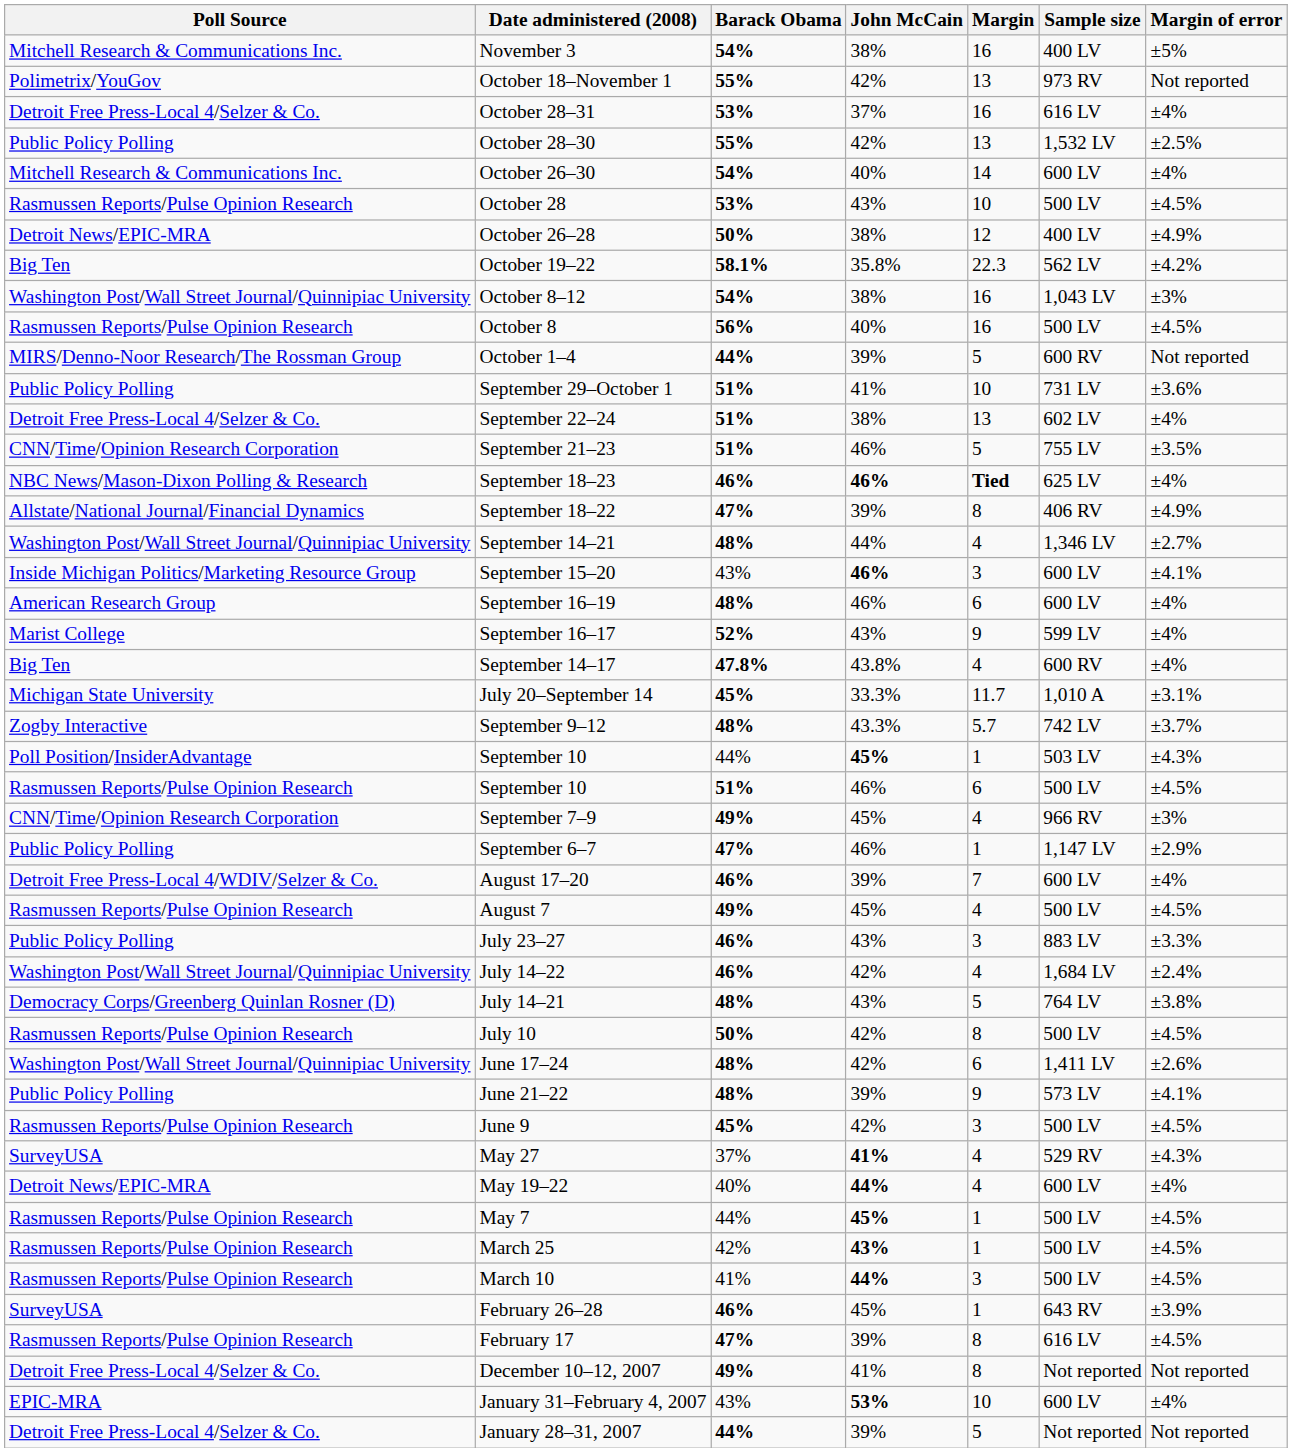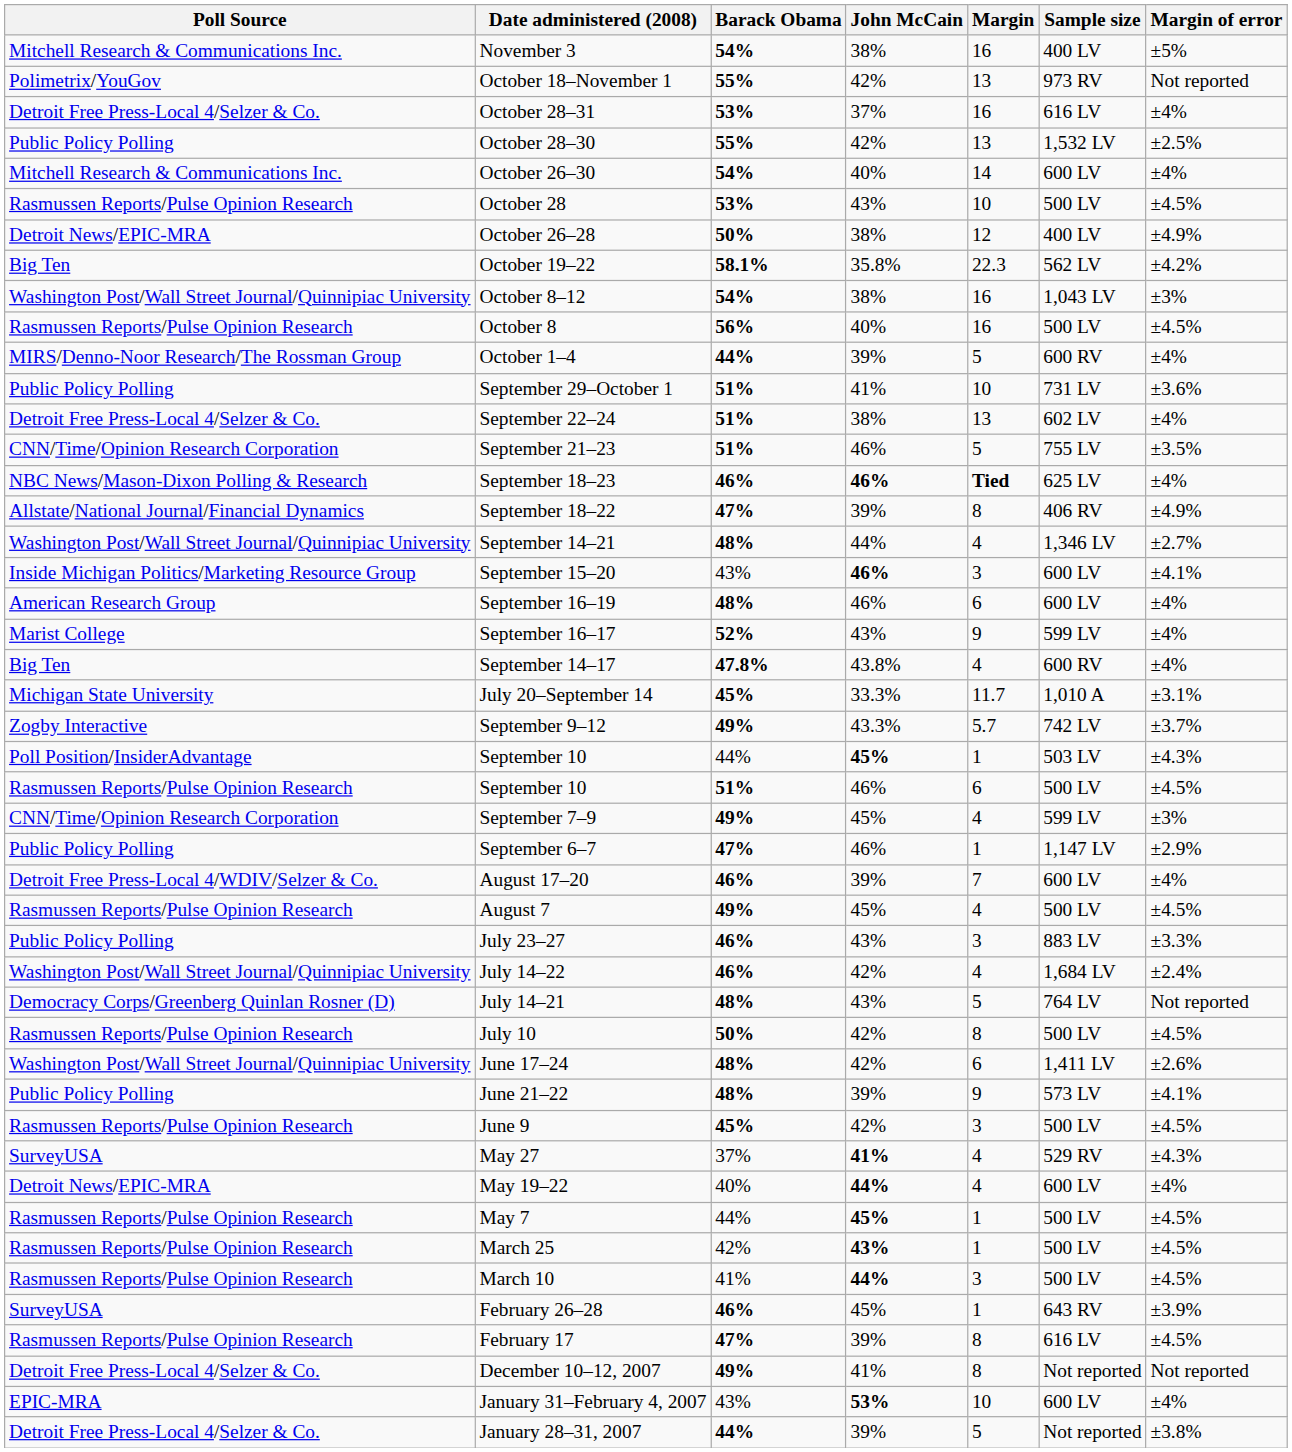(1200, 357) Not reported -> (1169, 357) ±4%
(735, 726) 48% -> (735, 726) 49%
(1073, 818) 966 RV -> (1072, 818) 599 LV
(1176, 1002) ±3.8% -> (1200, 1002) Not reported
(1200, 1432) Not reported -> (1176, 1432) ±3.8%
